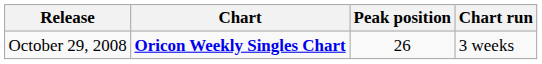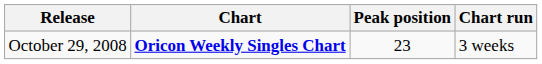(402, 44) 26 -> (402, 44) 23
